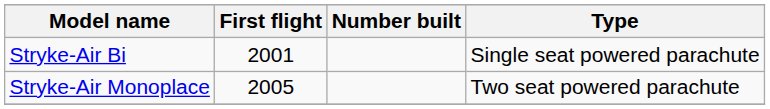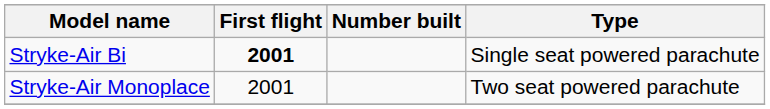(271, 54) normal -> (271, 54) bold
(271, 87) 2005 -> (271, 87) 2001
